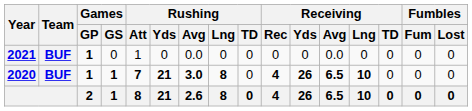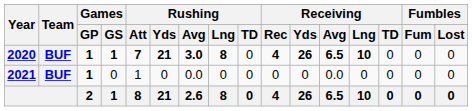rows swapped: (22, 75) <-> (22, 55)
